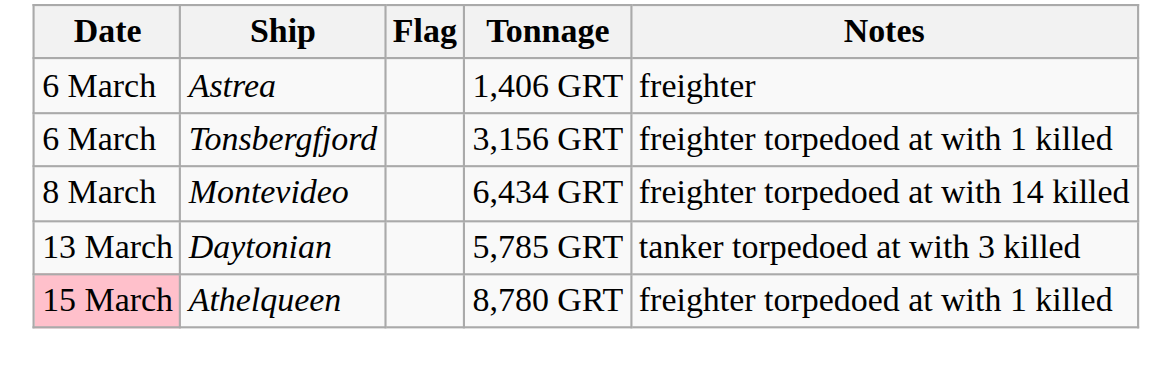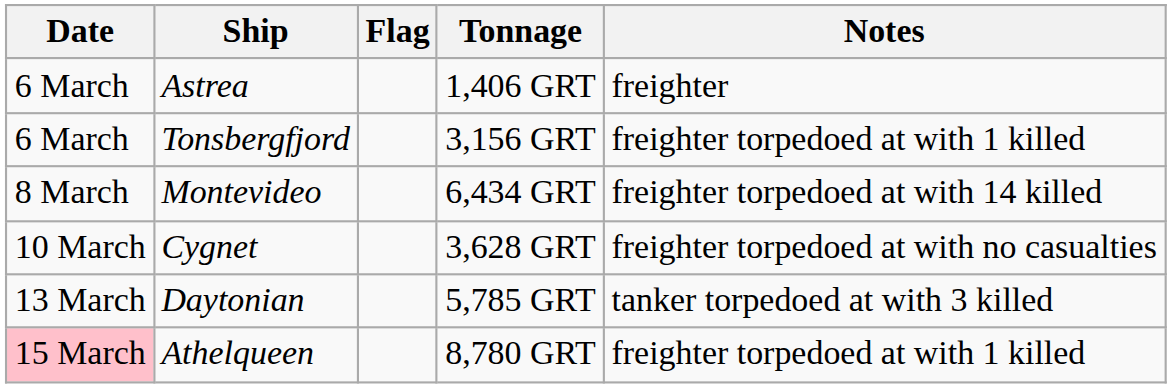+ row: (209, 246)
